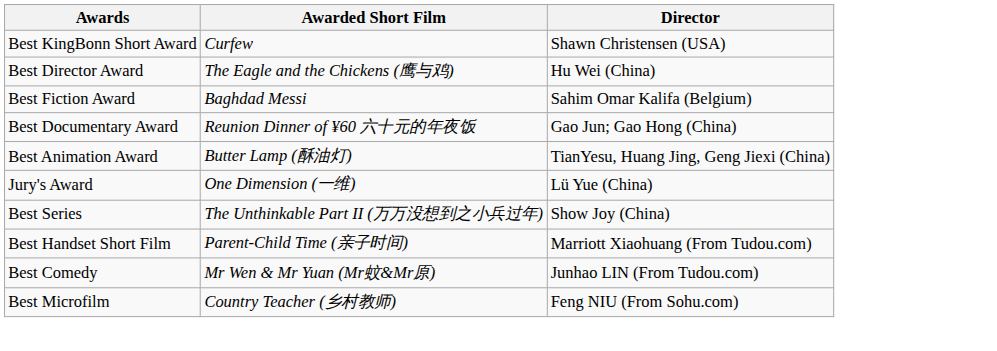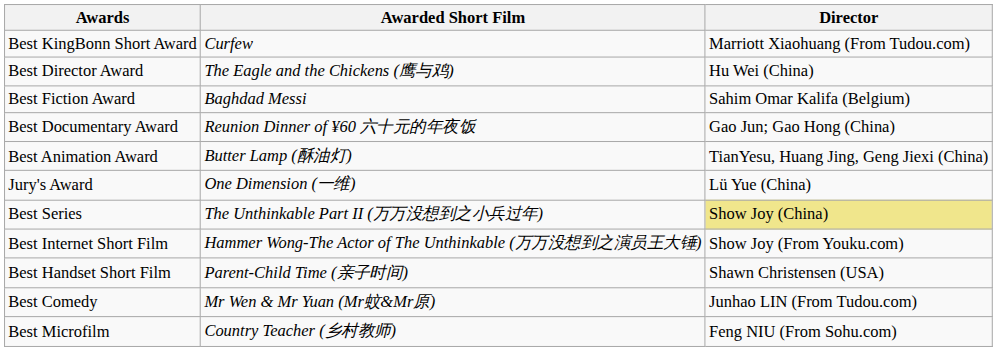(638, 43) Shawn Christensen (USA) -> (840, 43) Marriott Xiaohuang (From Tudou.com)
(610, 214) no background -> (769, 214) khaki background
+ row: (88, 243)
(681, 243) Marriott Xiaohuang (From Tudou.com) -> (797, 272) Shawn Christensen (USA)
